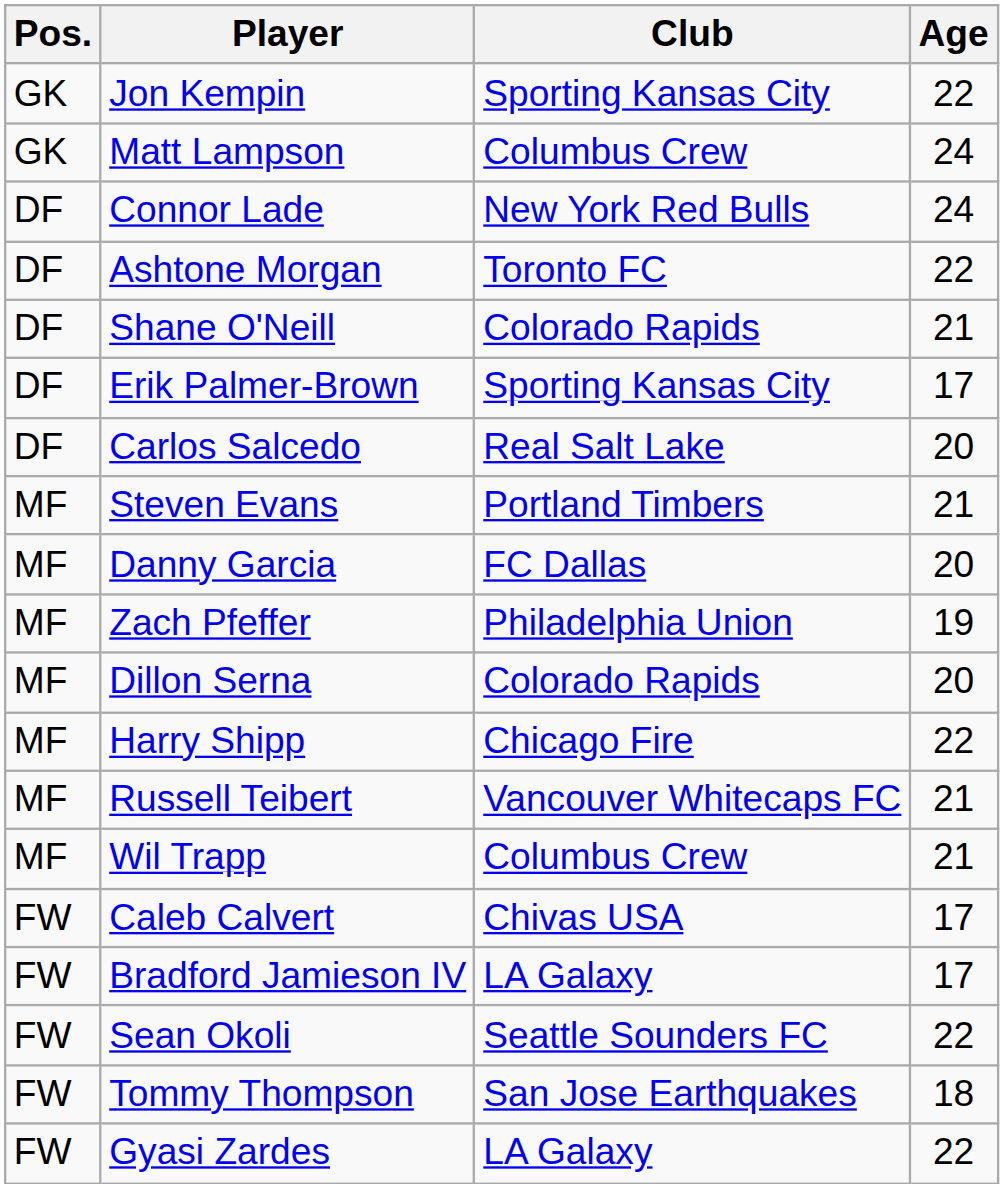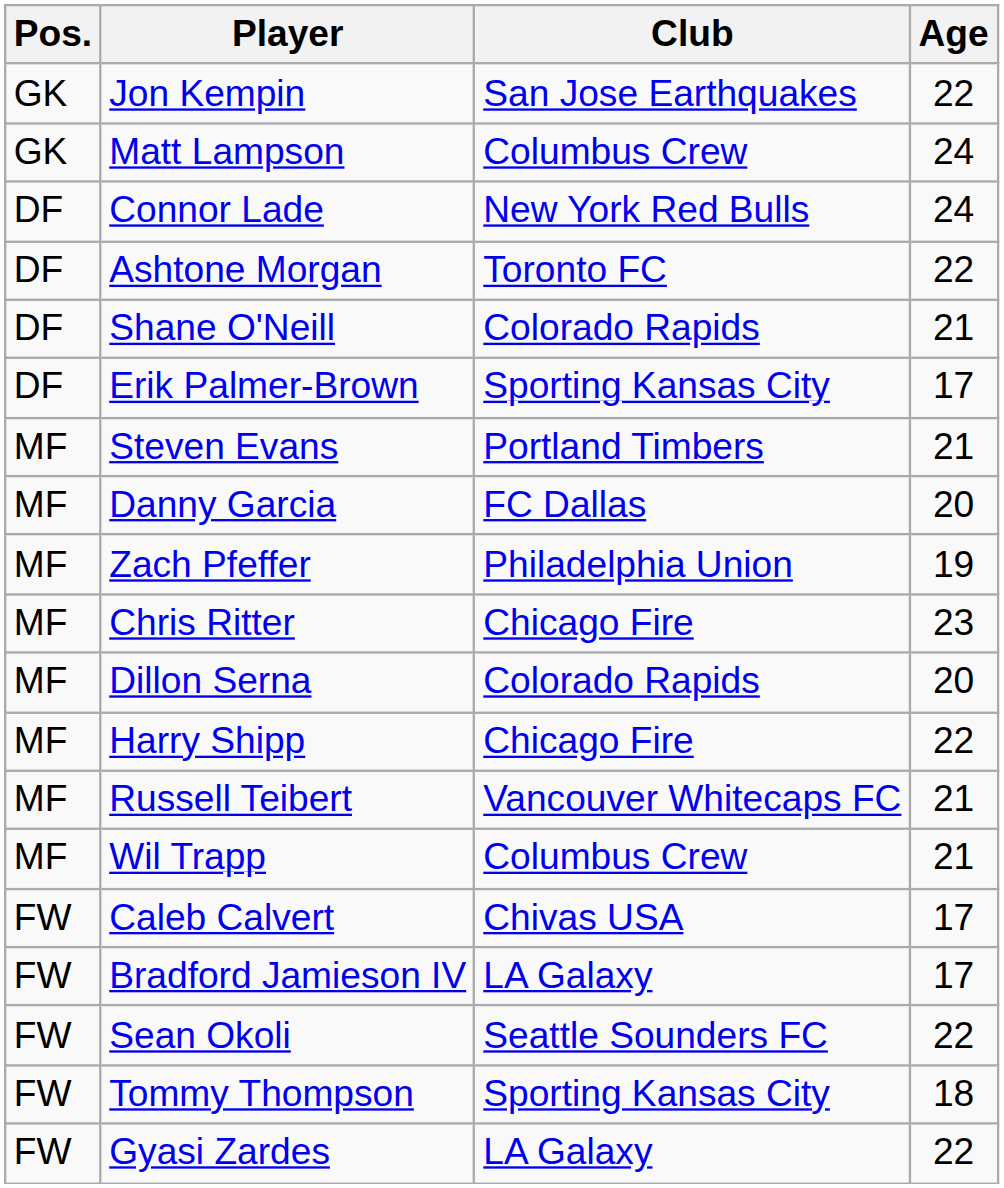(657, 92) Sporting Kansas City -> (670, 92) San Jose Earthquakes
- row: (235, 446)
+ row: (202, 622)
(670, 1093) San Jose Earthquakes -> (657, 1093) Sporting Kansas City
